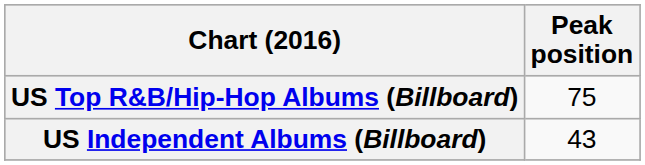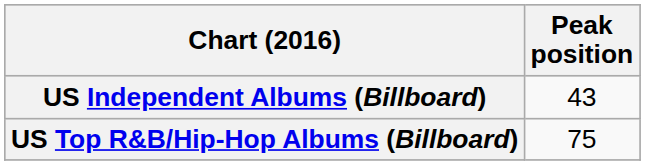rows swapped: (265, 138) <-> (265, 97)
